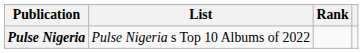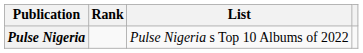columns swapped: (201, 15) <-> (333, 15)
